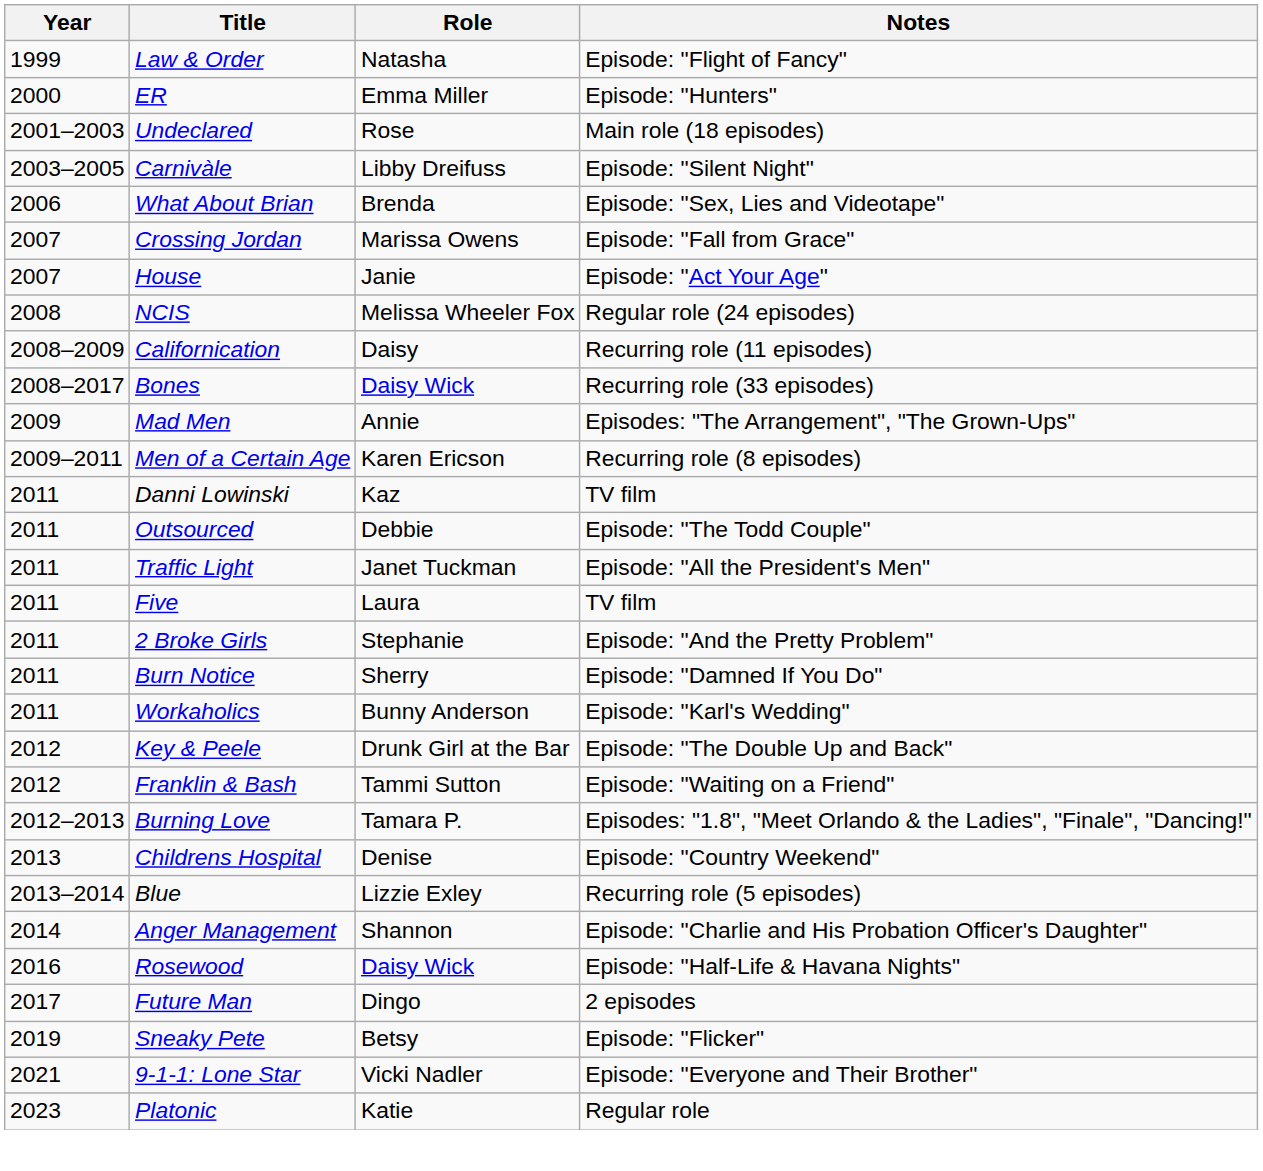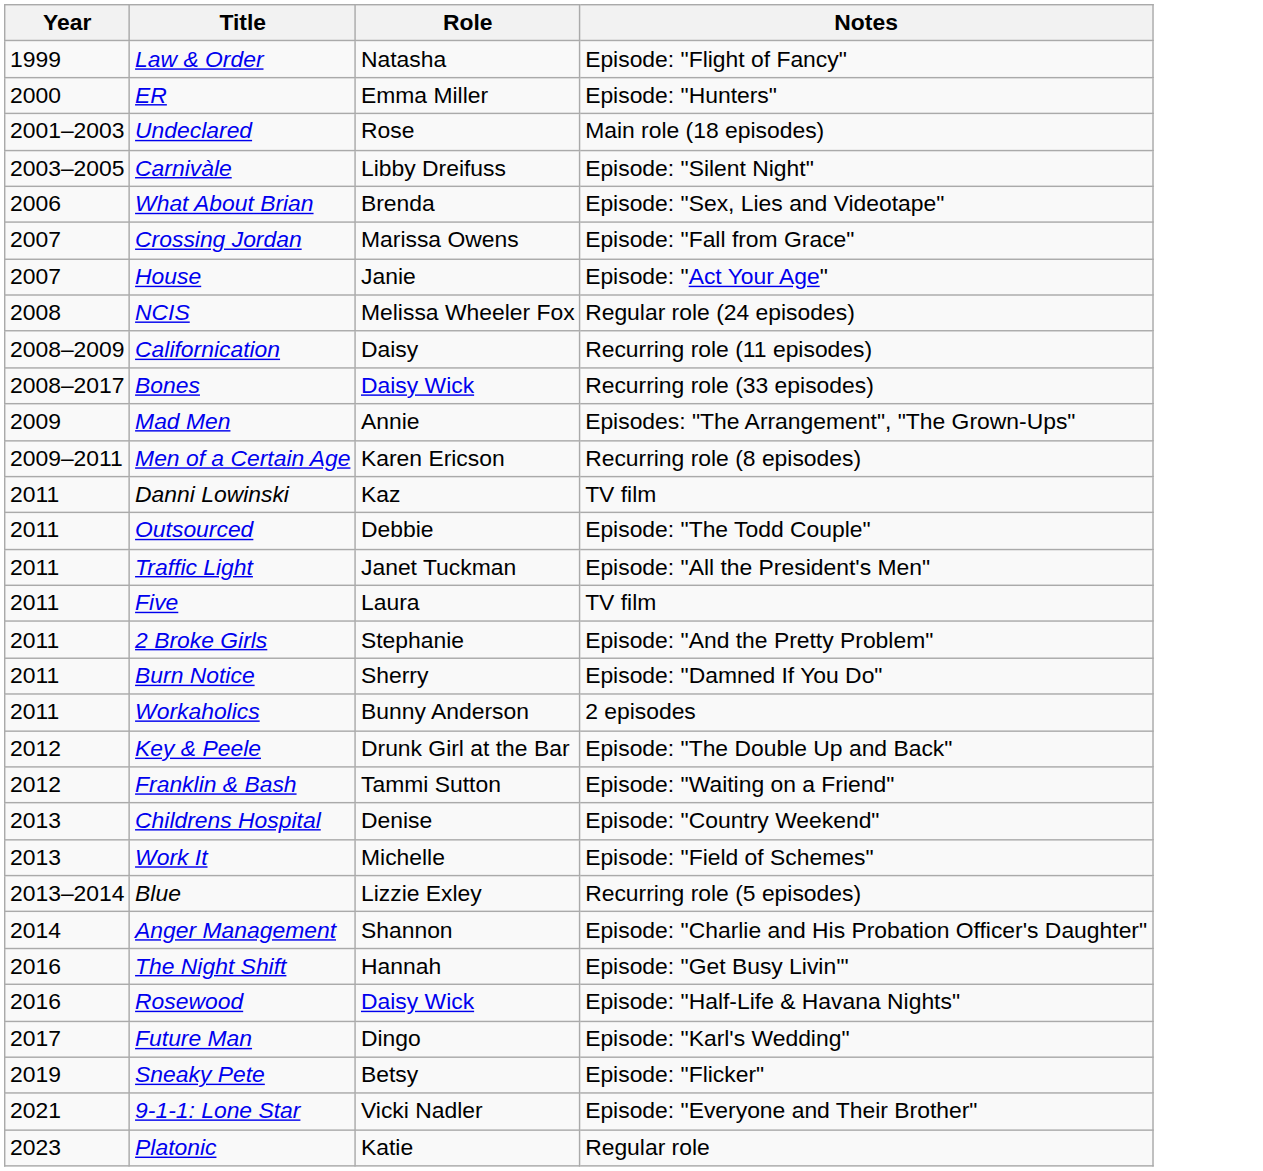(717, 712) Episode: "Karl's Wedding" -> (640, 712) 2 episodes
- row: (202, 820)
+ row: (171, 857)
+ row: (211, 966)
(640, 1002) 2 episodes -> (717, 1038) Episode: "Karl's Wedding"
